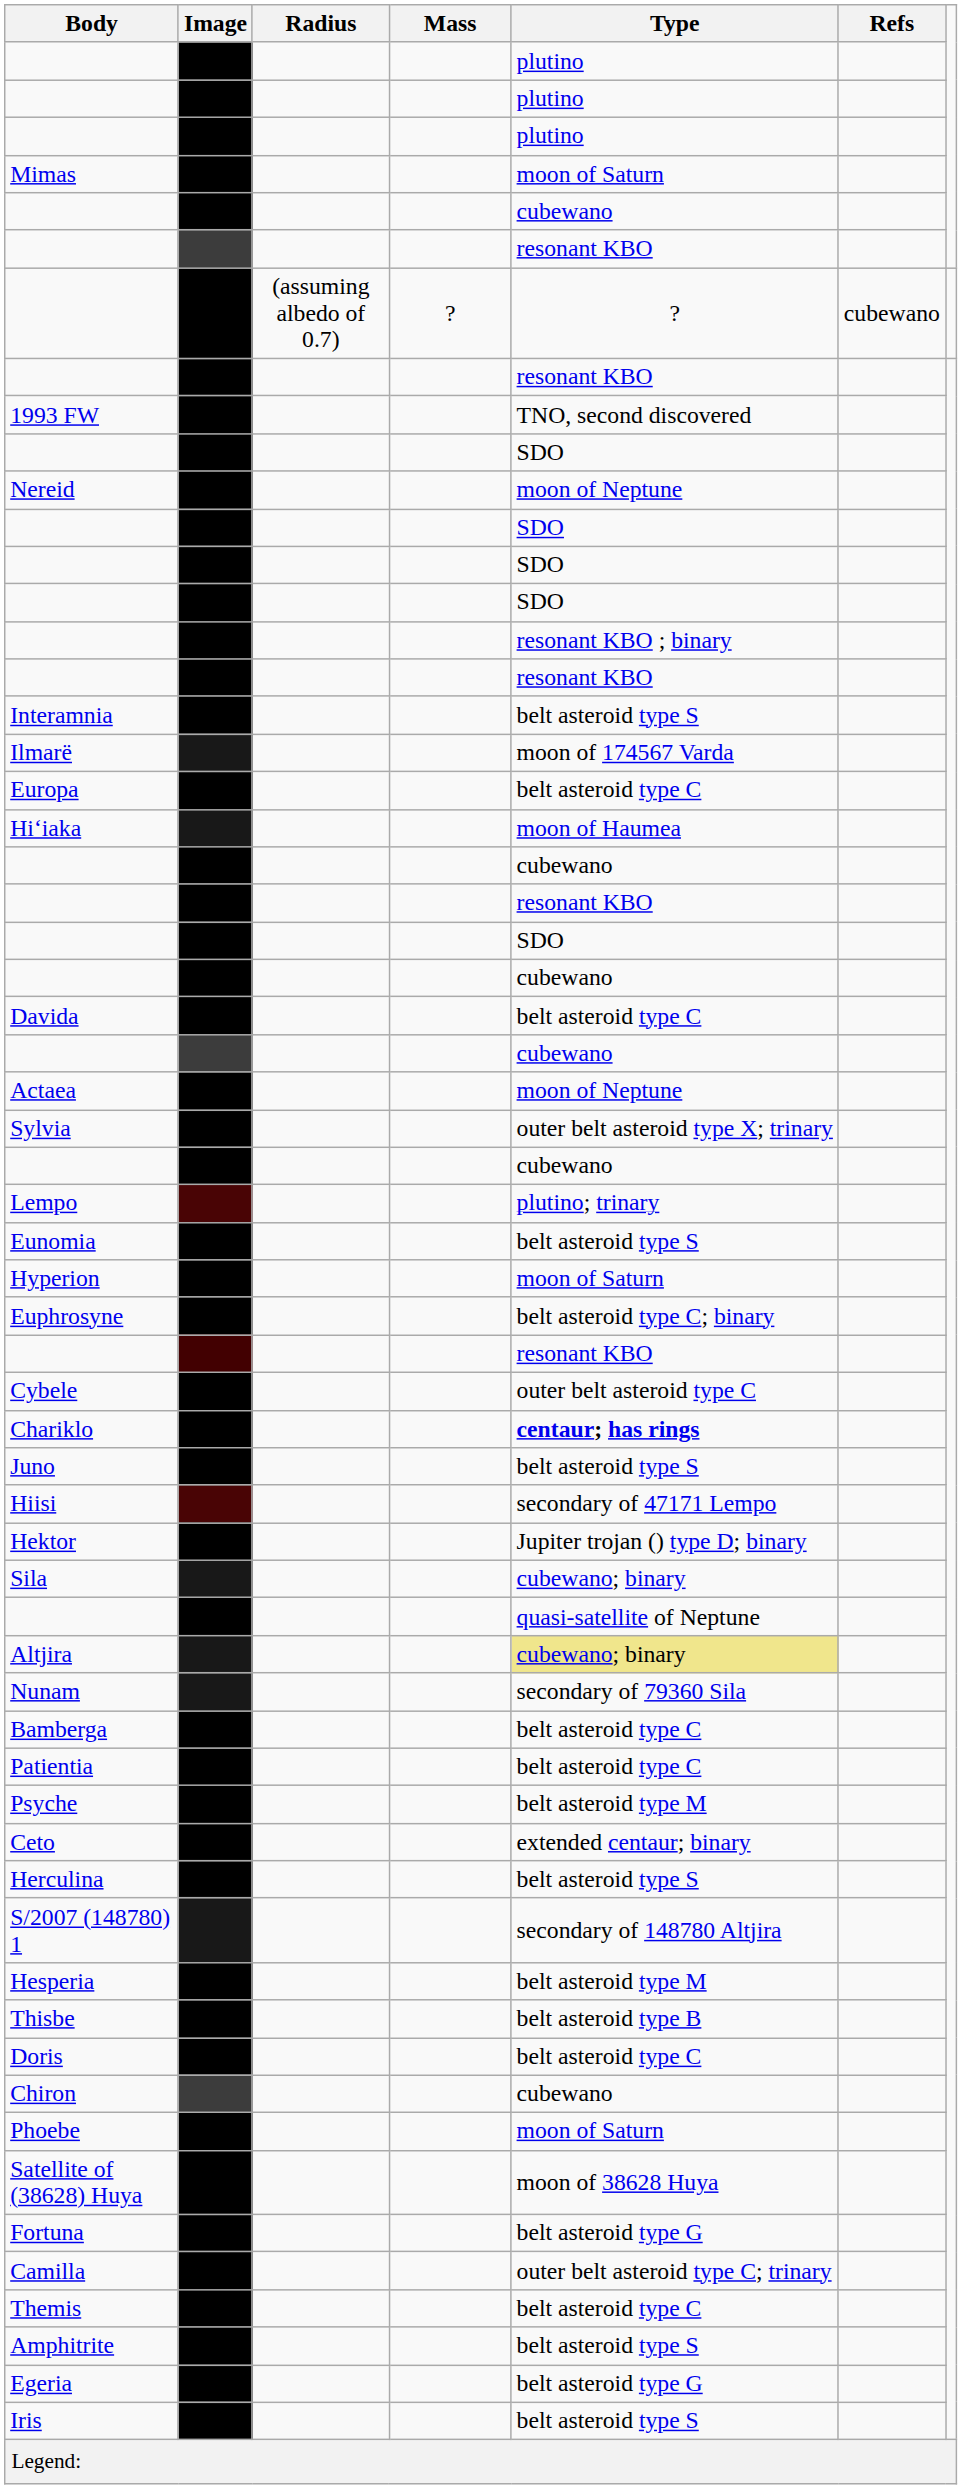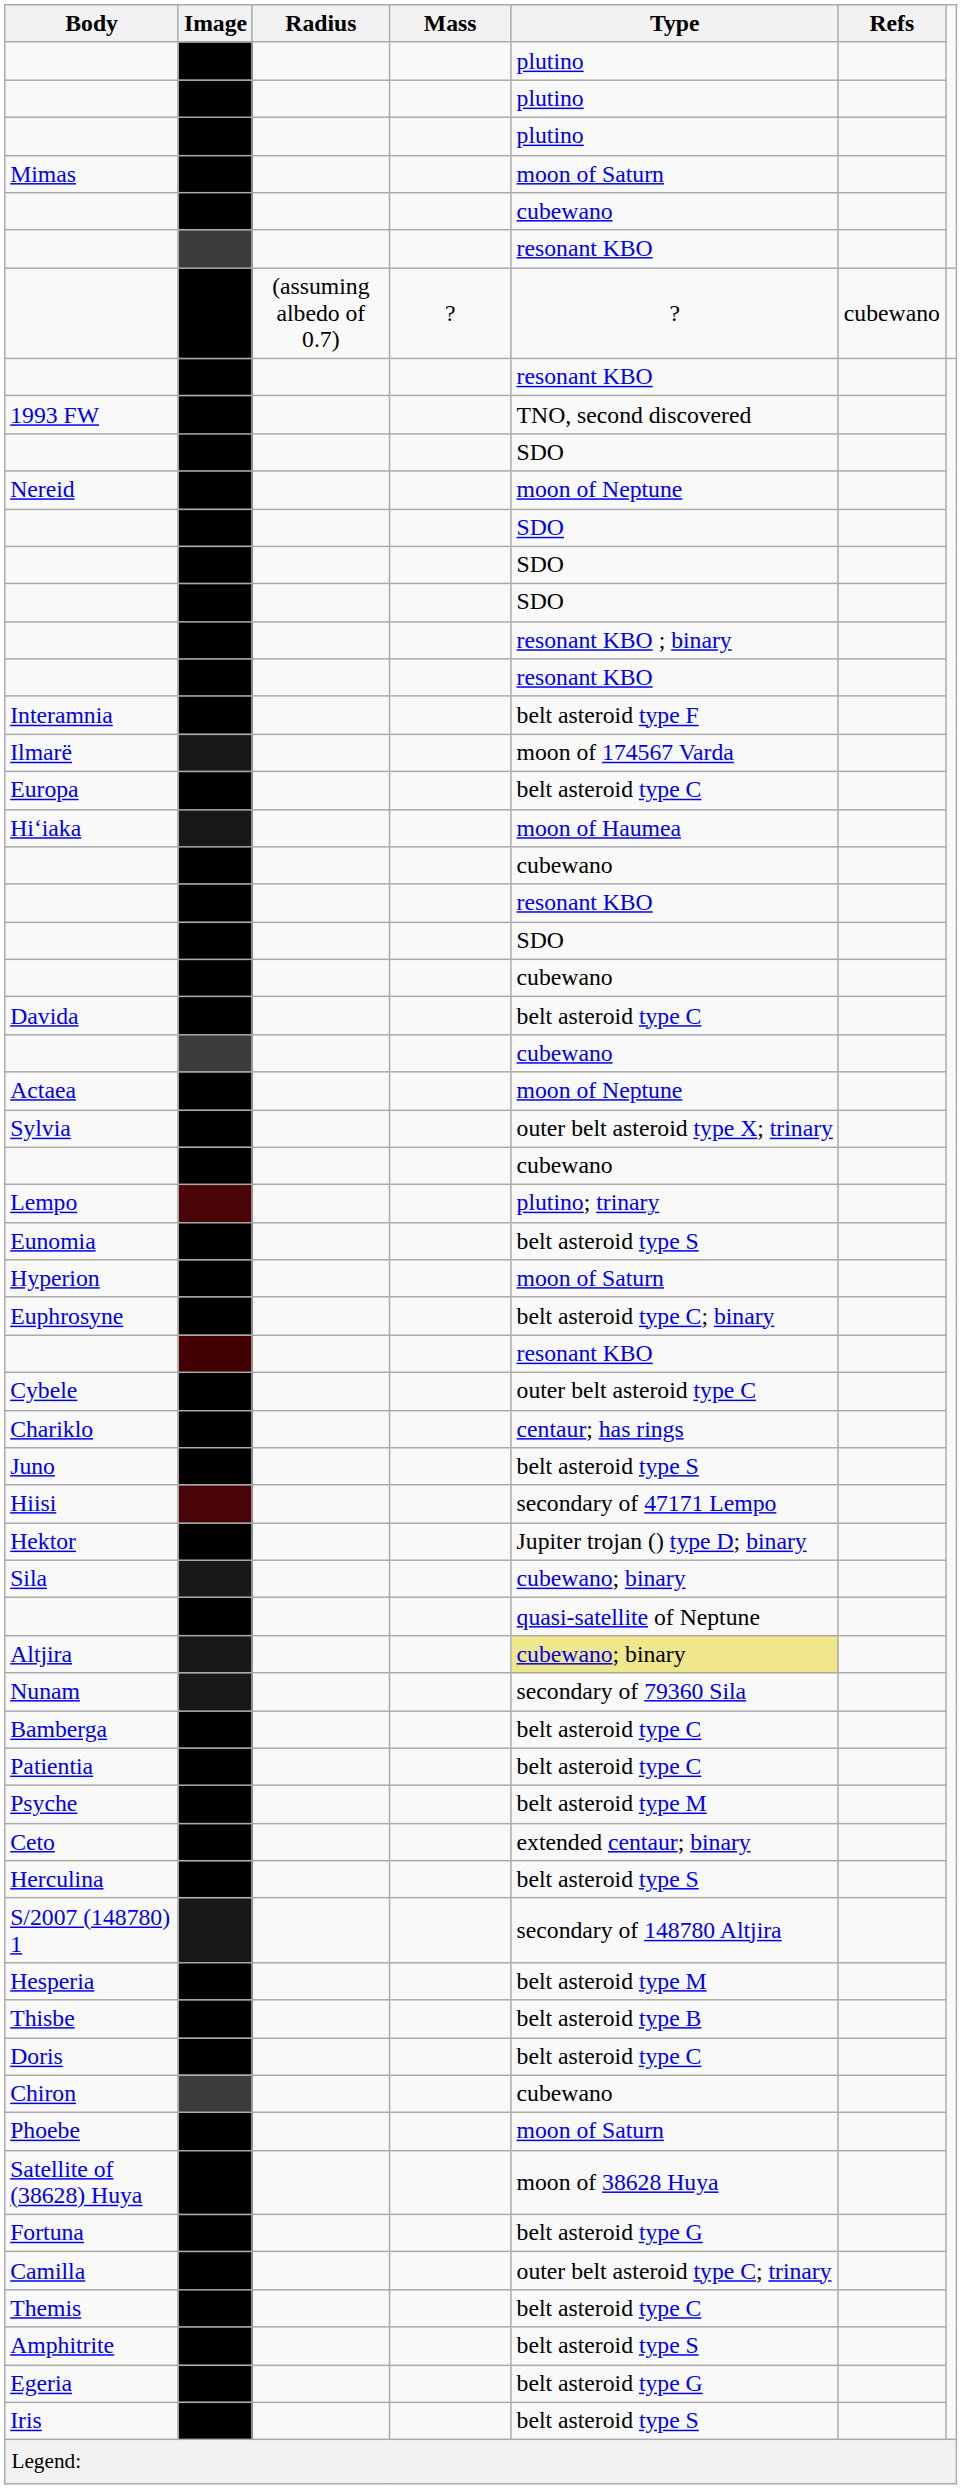(608, 714) belt asteroid type S -> (608, 714) belt asteroid type F
(608, 1428) bold -> (600, 1428) normal
